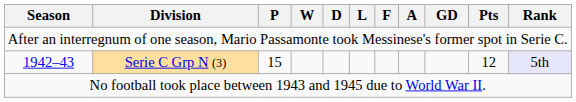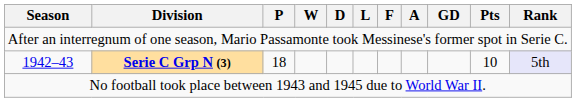(175, 62) normal -> (177, 62) bold
(274, 62) 15 -> (279, 62) 18
(489, 62) 12 -> (490, 62) 10
